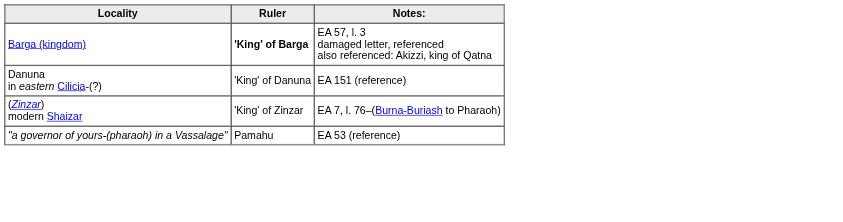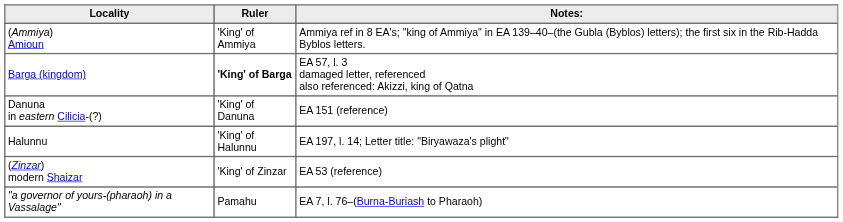+ row: (31, 38)
+ row: (28, 141)
(409, 111) EA 7, l. 76–(Burna-Buriash to Pharaoh) -> (341, 171) EA 53 (reference)
(359, 135) EA 53 (reference) -> (391, 202) EA 7, l. 76–(Burna-Buriash to Pharaoh)
